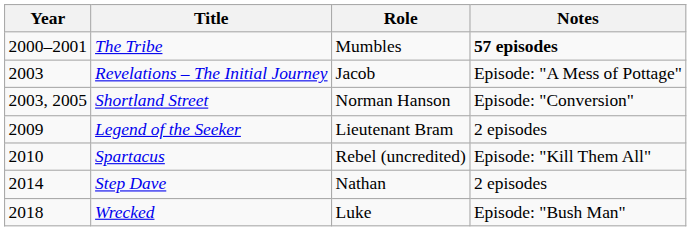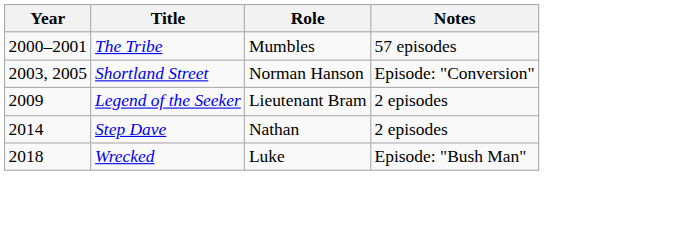(516, 45) bold -> (416, 45) normal
- row: (211, 73)
- row: (130, 156)
